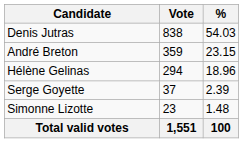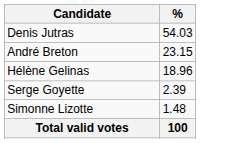- column: (181, 14)
